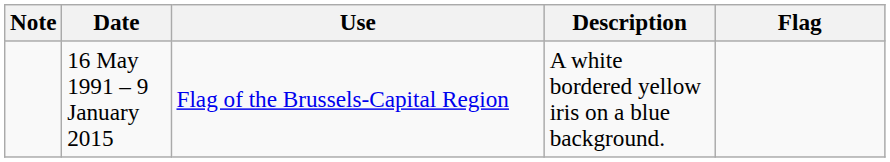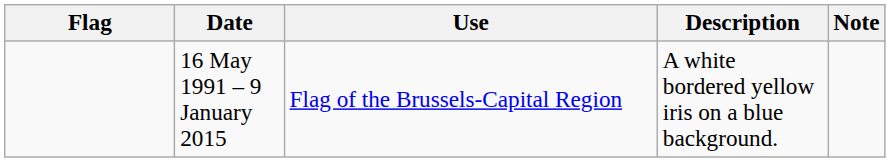columns swapped: (800, 22) <-> (33, 22)
